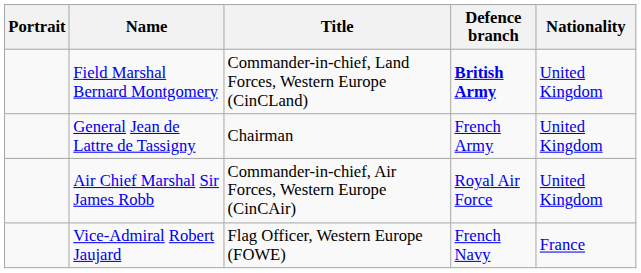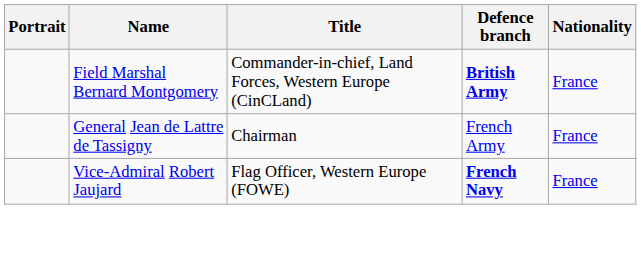(571, 81) United Kingdom -> (575, 81) France
(571, 135) United Kingdom -> (575, 135) France
- row: (146, 190)
(478, 244) normal -> (491, 181) bold
